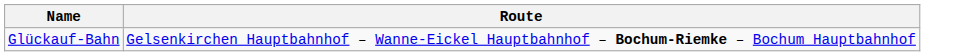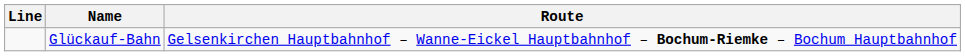+ column: (25, 16)
